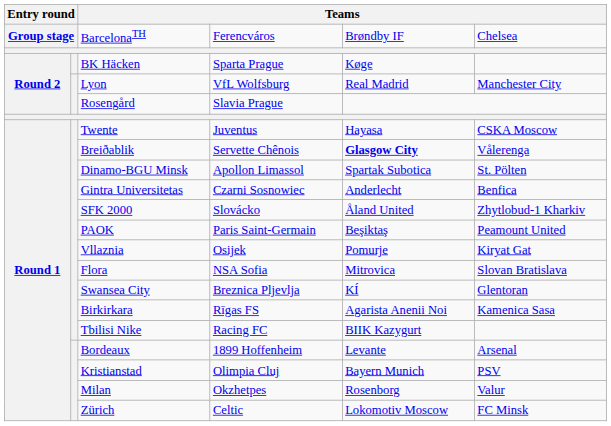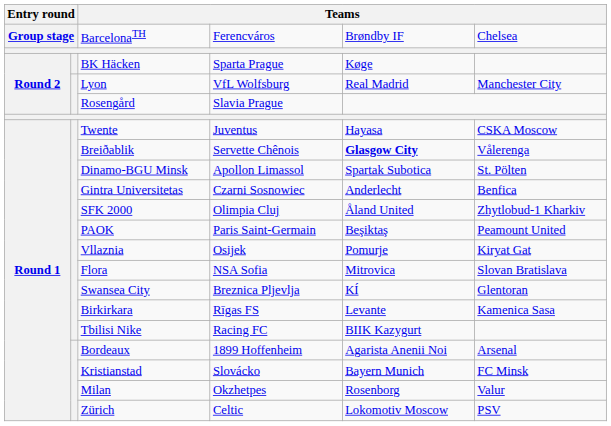(236, 210) Slovácko -> (246, 210) Olimpia Cluj
(396, 310) Agarista Anenii Noi -> (365, 310) Levante
(365, 350) Levante -> (396, 350) Agarista Anenii Noi
(246, 370) Olimpia Cluj -> (236, 370) Slovácko
(489, 370) PSV -> (503, 370) FC Minsk
(503, 410) FC Minsk -> (489, 410) PSV
